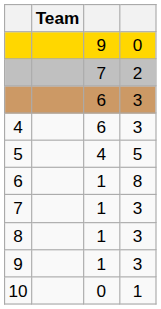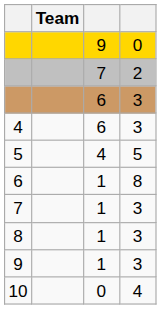(138, 290) 1 -> (138, 290) 4
